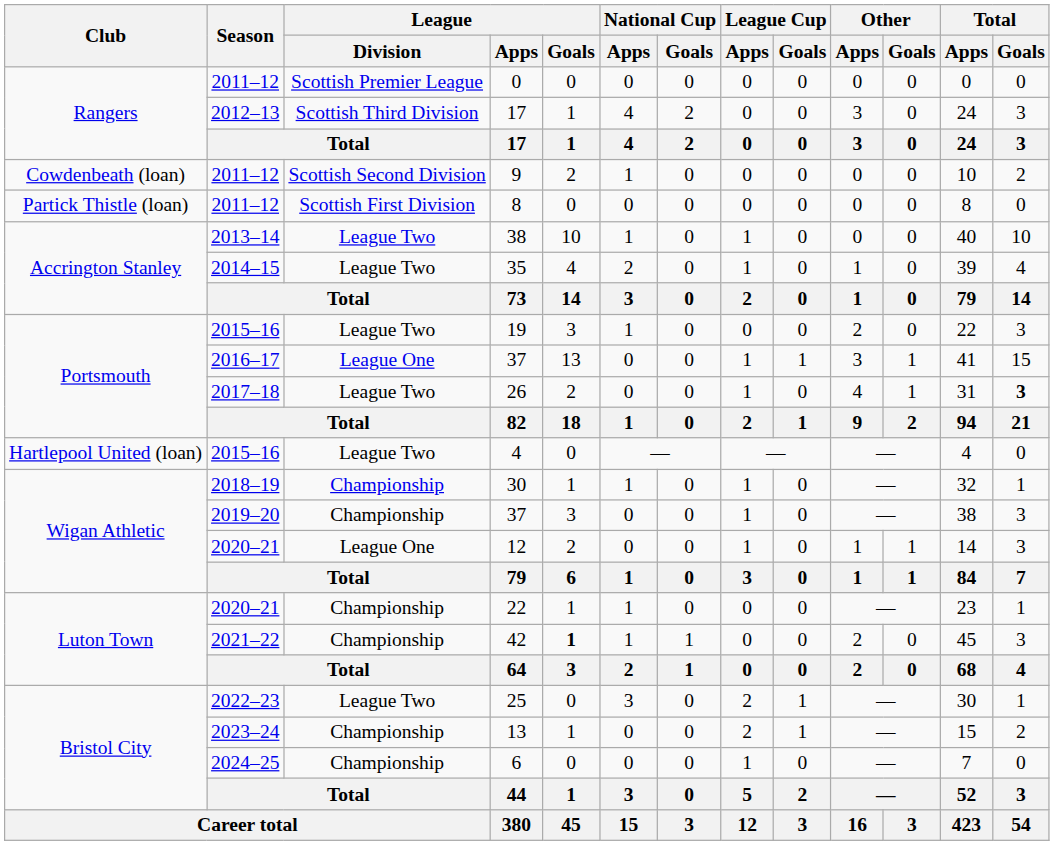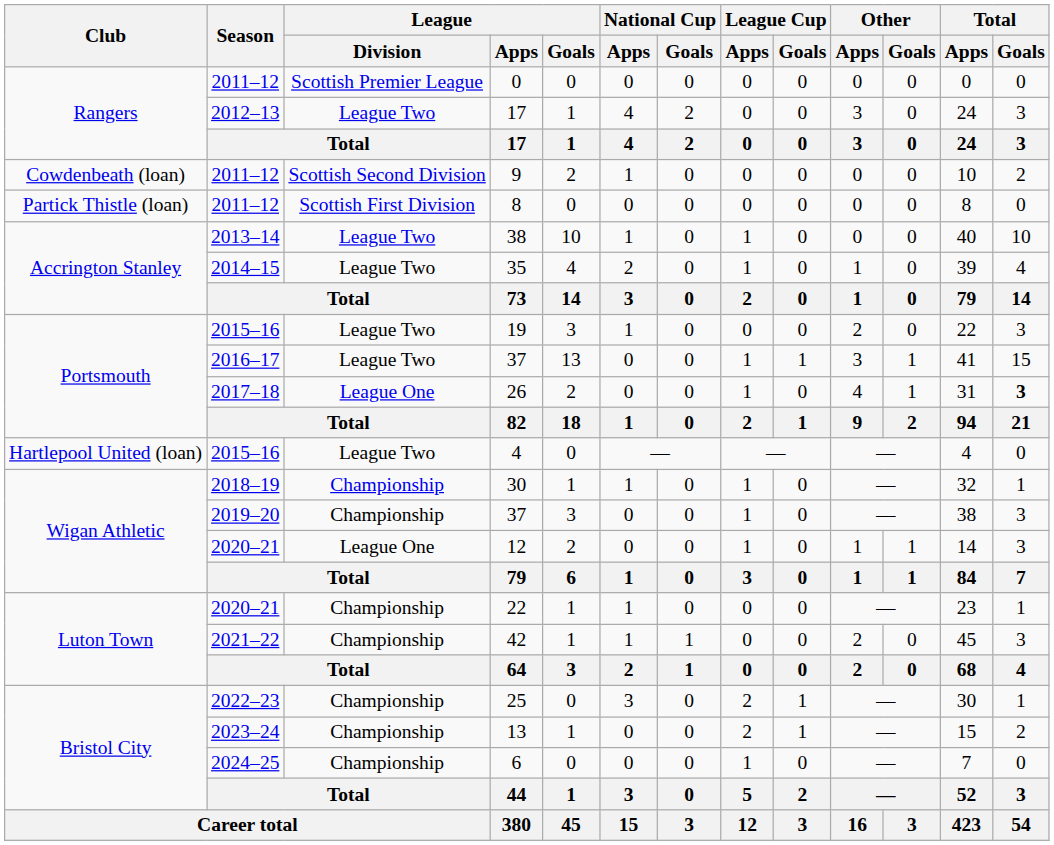(387, 112) Scottish Third Division -> (387, 112) League Two
(387, 360) League One -> (387, 360) League Two
(387, 391) League Two -> (387, 391) League One
(571, 639) bold -> (571, 639) normal
(387, 701) League Two -> (387, 701) Championship
